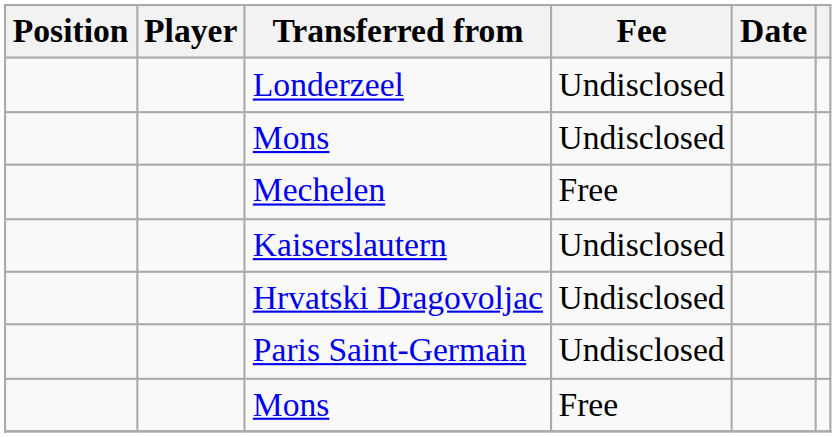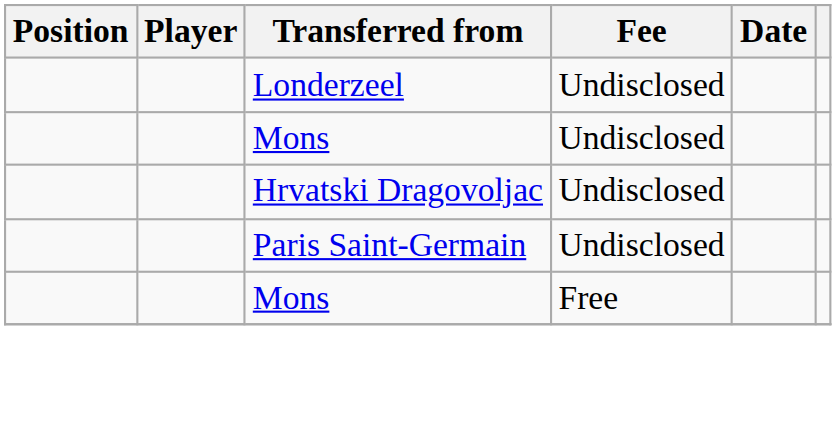- row: (319, 191)
- row: (350, 244)
